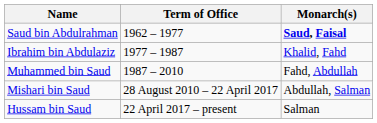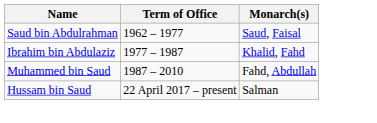(315, 33) bold -> (272, 33) normal
- row: (48, 90)
